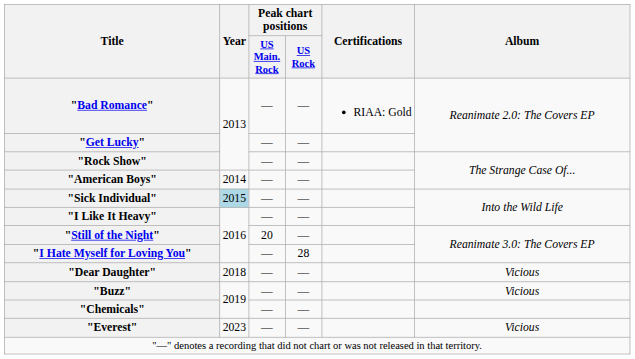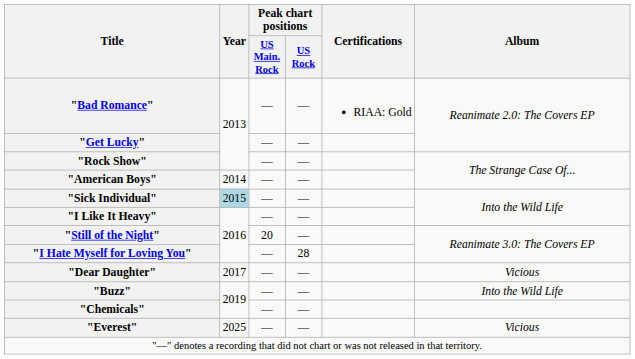(234, 272) 2018 -> (234, 272) 2017
(522, 290) Vicious -> (522, 290) Into the Wild Life
(234, 327) 2023 -> (234, 327) 2025
